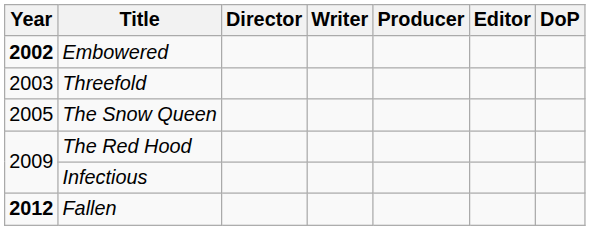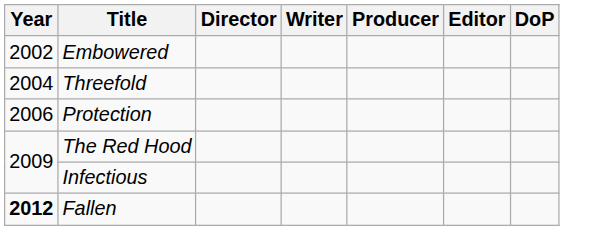(31, 51) bold -> (31, 51) normal
(31, 83) 2003 -> (31, 83) 2004
- row: (140, 114)
+ row: (107, 114)
